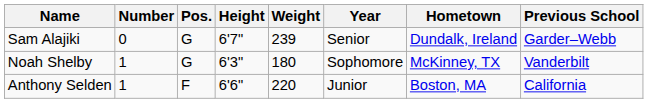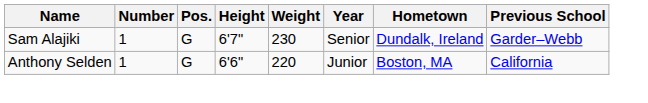(123, 39) 0 -> (123, 39) 1
(284, 39) 239 -> (284, 39) 230
- row: (50, 62)
(185, 86) F -> (187, 62) G
